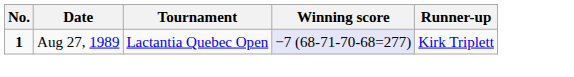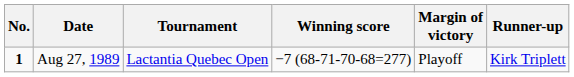+ column: (451, 26)
(343, 41) lavender background -> (343, 59) no background
